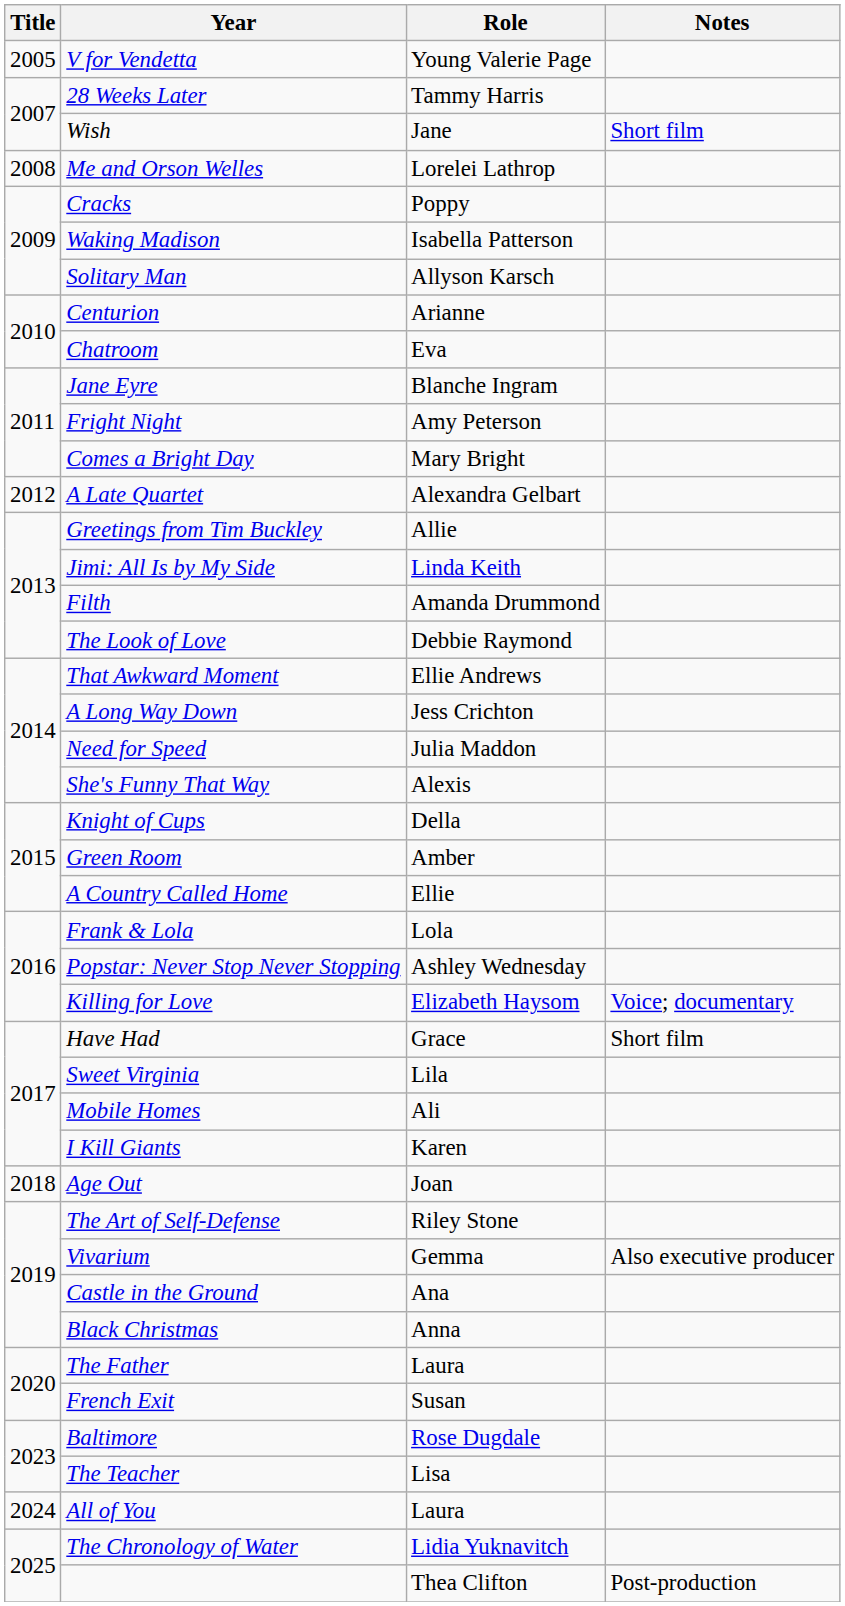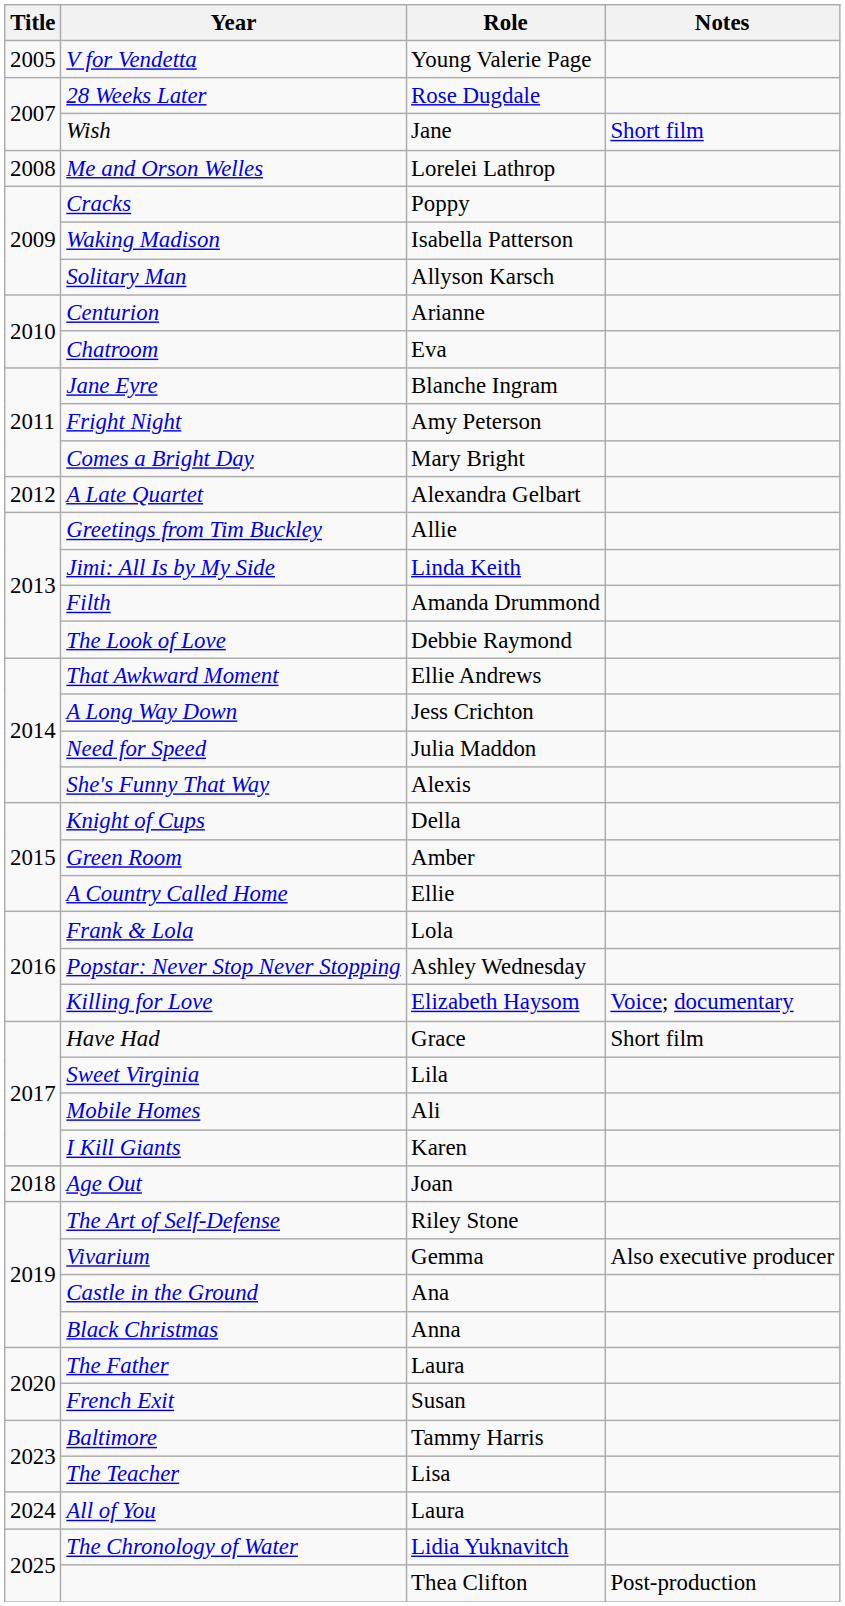(477, 95) Tammy Harris -> (476, 95) Rose Dugdale
(476, 1437) Rose Dugdale -> (477, 1437) Tammy Harris
